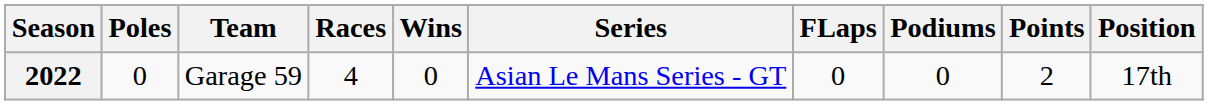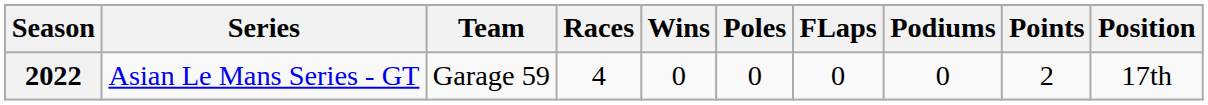columns swapped: (631, 28) <-> (140, 28)
